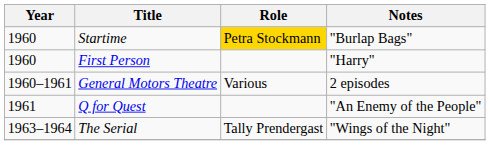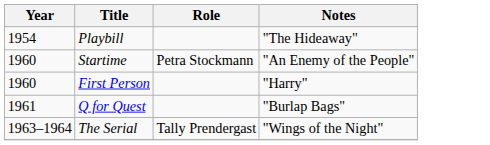+ row: (101, 38)
(272, 38) gold background -> (205, 60) no background
(371, 38) "Burlap Bags" -> (338, 60) "An Enemy of the People"
- row: (148, 83)
(406, 106) "An Enemy of the People" -> (304, 106) "Burlap Bags"
